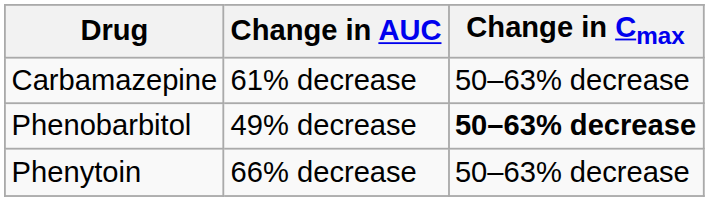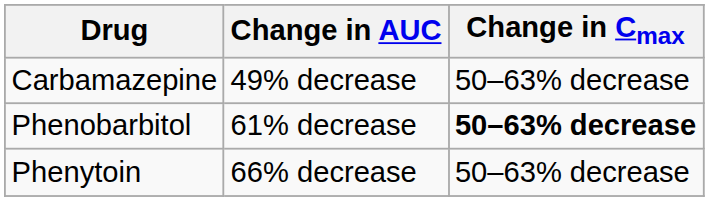(324, 79) 61% decrease -> (324, 79) 49% decrease
(324, 125) 49% decrease -> (324, 125) 61% decrease
